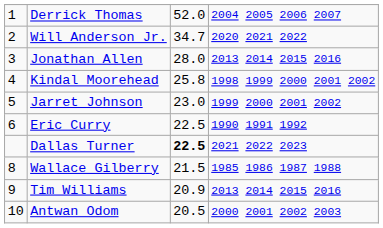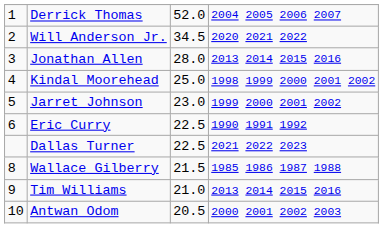(189, 37) 34.7 -> (189, 37) 34.5
(189, 81) 25.8 -> (189, 81) 25.0
(189, 146) bold -> (189, 146) normal
(189, 190) 20.9 -> (189, 190) 21.0
